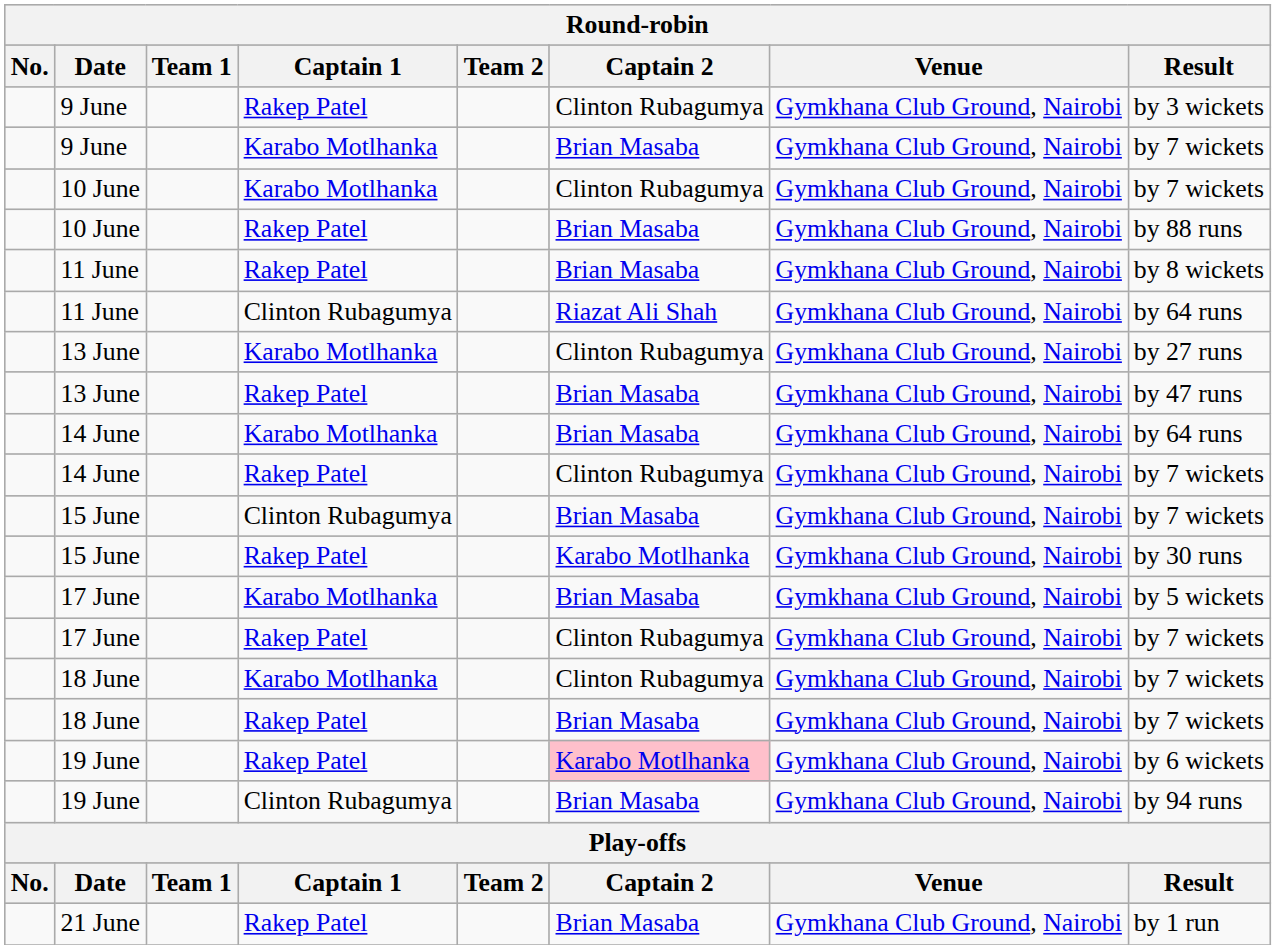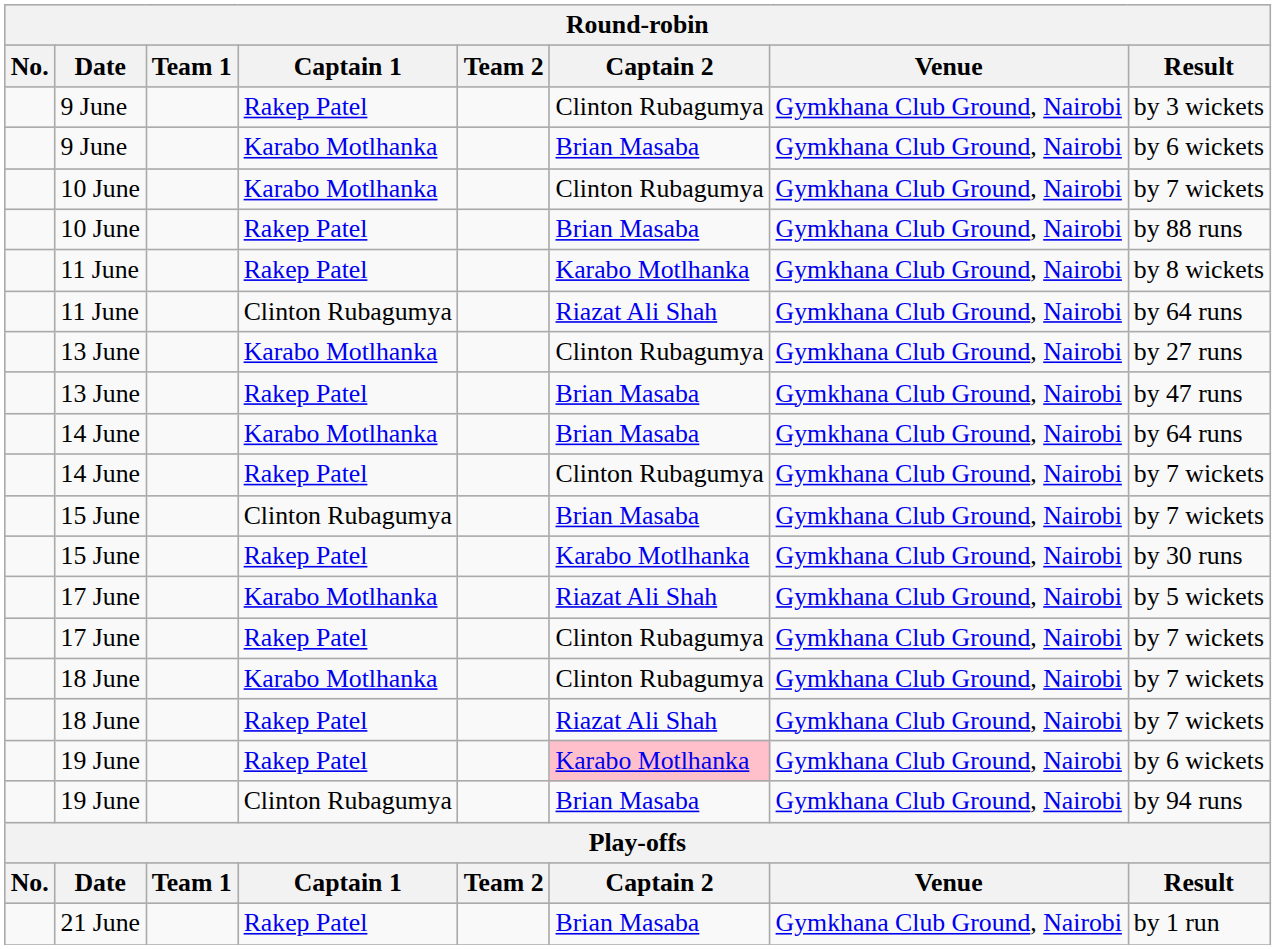(1199, 147) by 7 wickets -> (1199, 147) by 6 wickets
(627, 270) Brian Masaba -> (652, 270) Karabo Motlhanka
(627, 596) Brian Masaba -> (636, 596) Riazat Ali Shah
(627, 719) Brian Masaba -> (636, 719) Riazat Ali Shah
